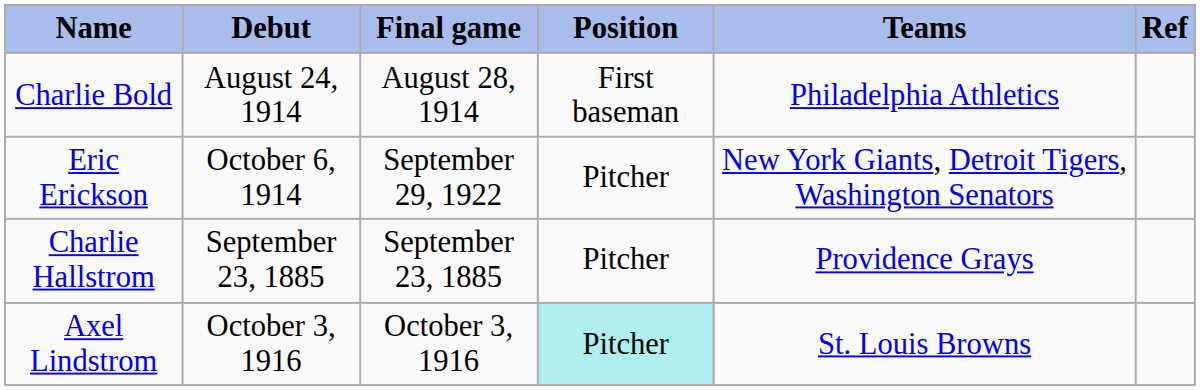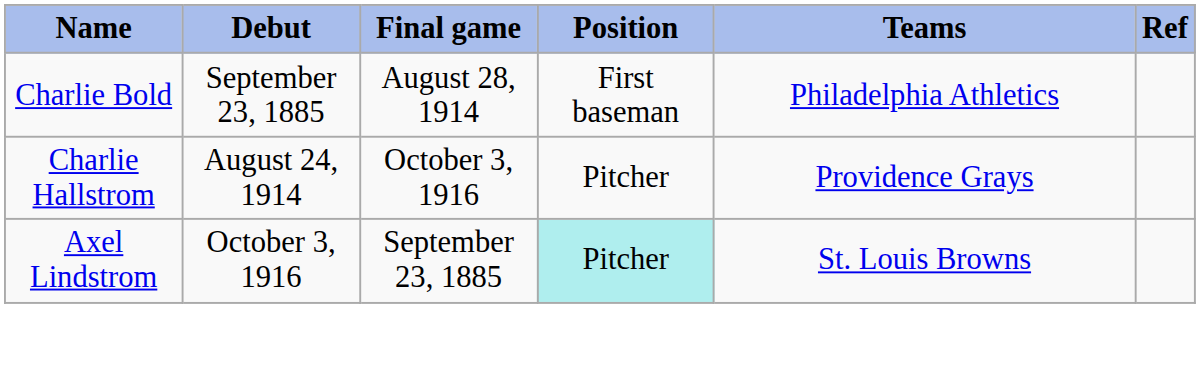(271, 94) August 24, 1914 -> (271, 94) September 23, 1885
- row: (94, 177)
(271, 260) September 23, 1885 -> (271, 177) August 24, 1914
(449, 260) September 23, 1885 -> (449, 177) October 3, 1916
(449, 342) October 3, 1916 -> (449, 260) September 23, 1885
